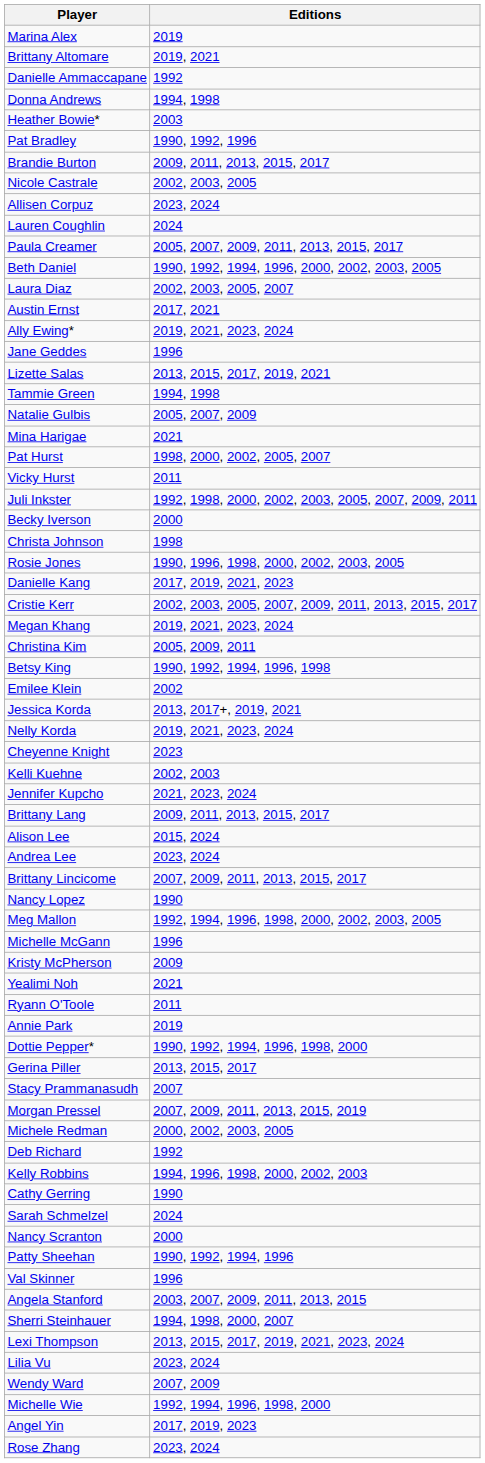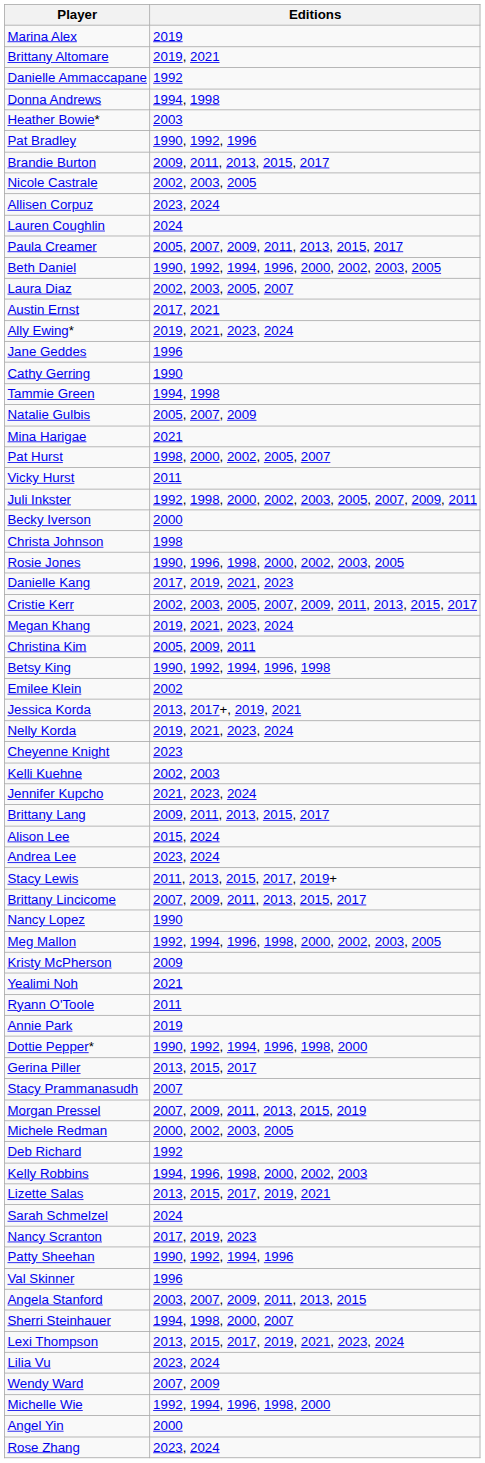rows swapped: (49, 1194) <-> (45, 373)
+ row: (43, 878)
- row: (59, 941)
(168, 1236) 2000 -> (205, 1236) 2017, 2019, 2023
(205, 1426) 2017, 2019, 2023 -> (168, 1426) 2000
